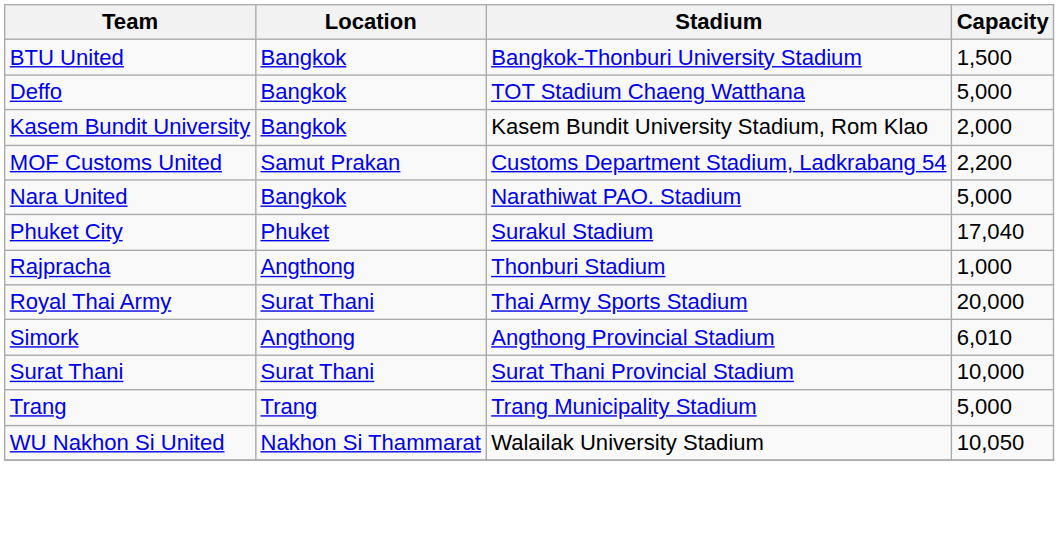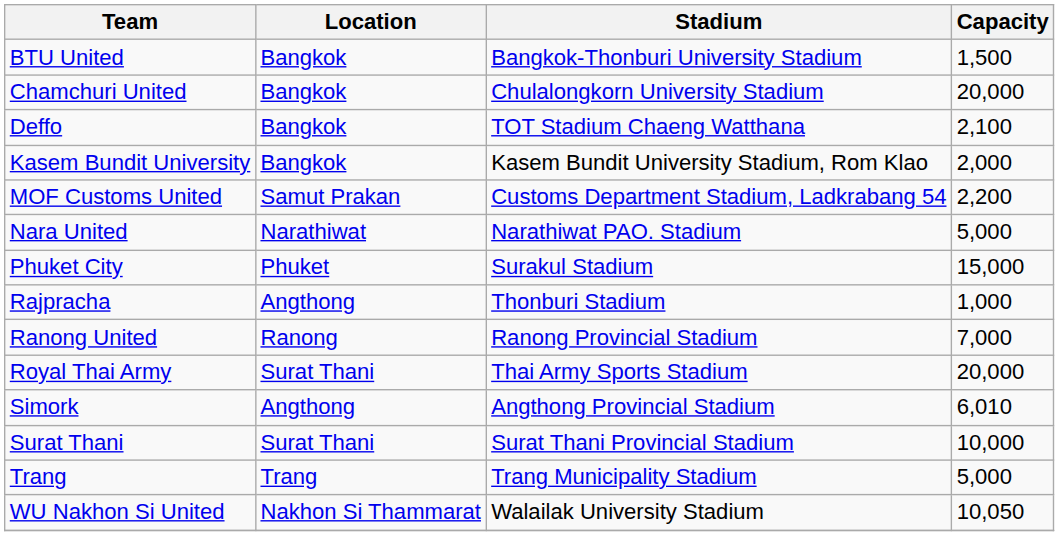+ row: (98, 92)
(984, 92) 5,000 -> (984, 127) 2,100
(303, 197) Bangkok -> (313, 232) Narathiwat
(990, 232) 17,040 -> (990, 267) 15,000
+ row: (83, 337)
